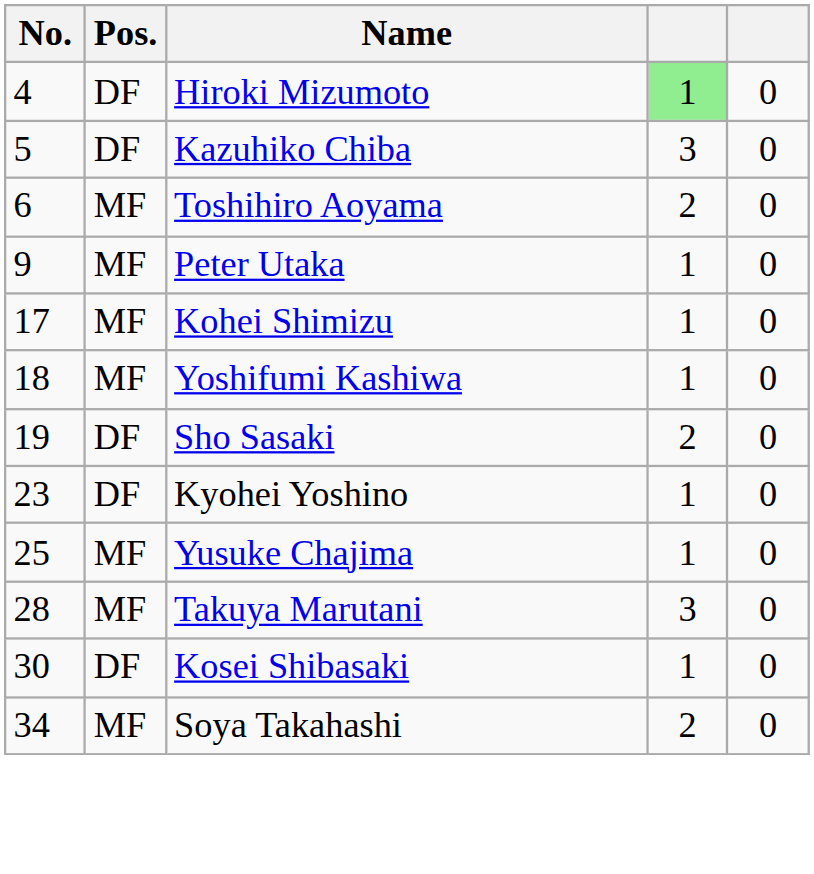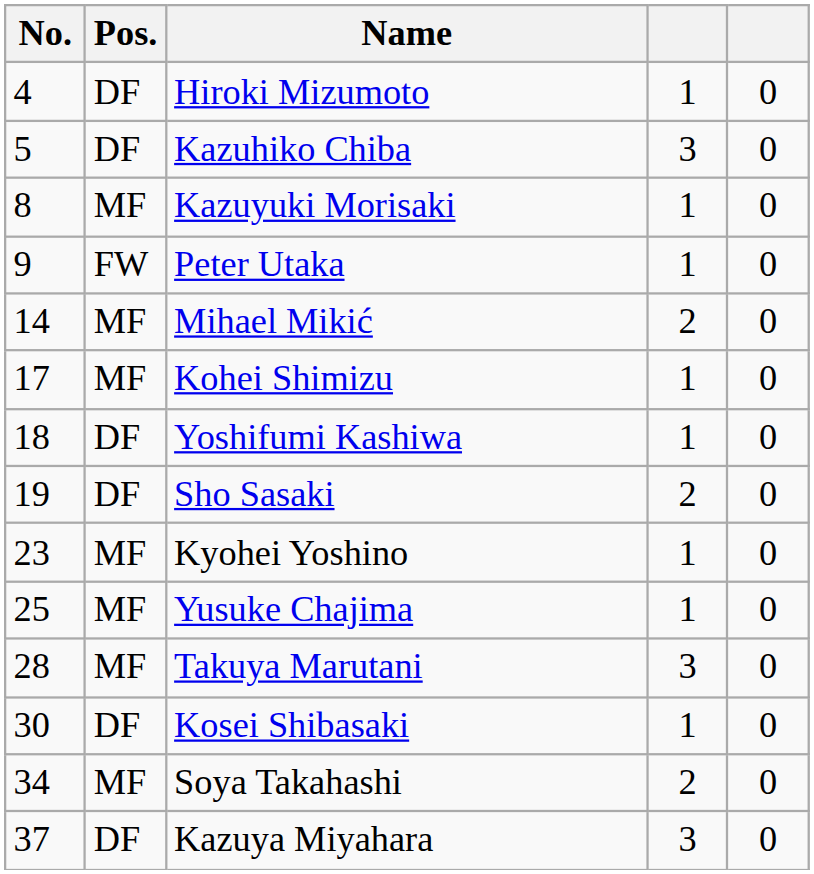(688, 90) lightgreen background -> (688, 90) no background
- row: (309, 206)
+ row: (315, 206)
(120, 263) MF -> (121, 263) FW
+ row: (273, 321)
(120, 378) MF -> (117, 436) DF
(117, 494) DF -> (120, 551) MF
+ row: (304, 839)
